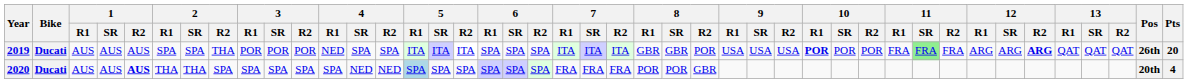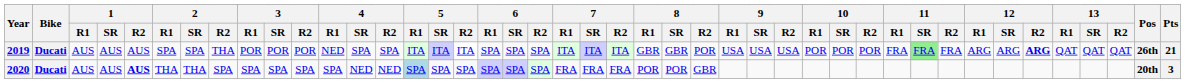(817, 51) bold -> (816, 51) normal
(1173, 51) 20 -> (1171, 51) 21
(1173, 69) 4 -> (1171, 69) 3
